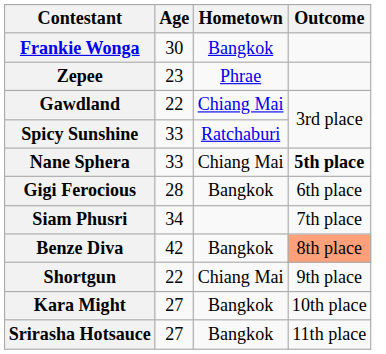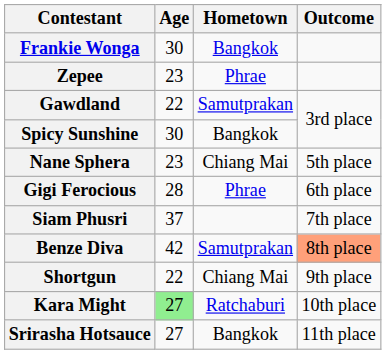(241, 104) Chiang Mai -> (245, 104) Samutprakan
(174, 133) 33 -> (174, 133) 30
(241, 133) Ratchaburi -> (245, 133) Bangkok
(174, 162) 33 -> (174, 162) 23
(329, 162) bold -> (339, 162) normal
(241, 190) Bangkok -> (245, 190) Phrae
(174, 219) 34 -> (174, 219) 37
(241, 248) Bangkok -> (245, 248) Samutprakan
(174, 305) no background -> (174, 305) lightgreen background
(241, 305) Bangkok -> (245, 305) Ratchaburi
